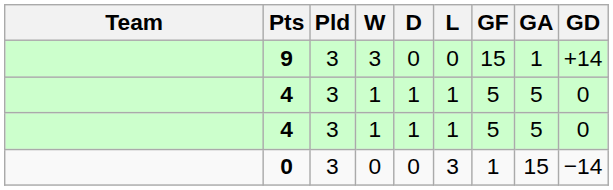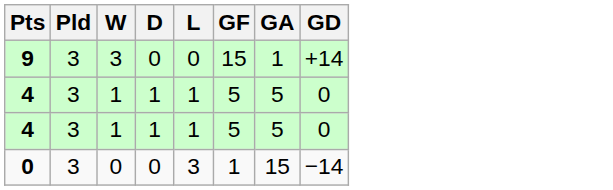- column: (134, 22)
